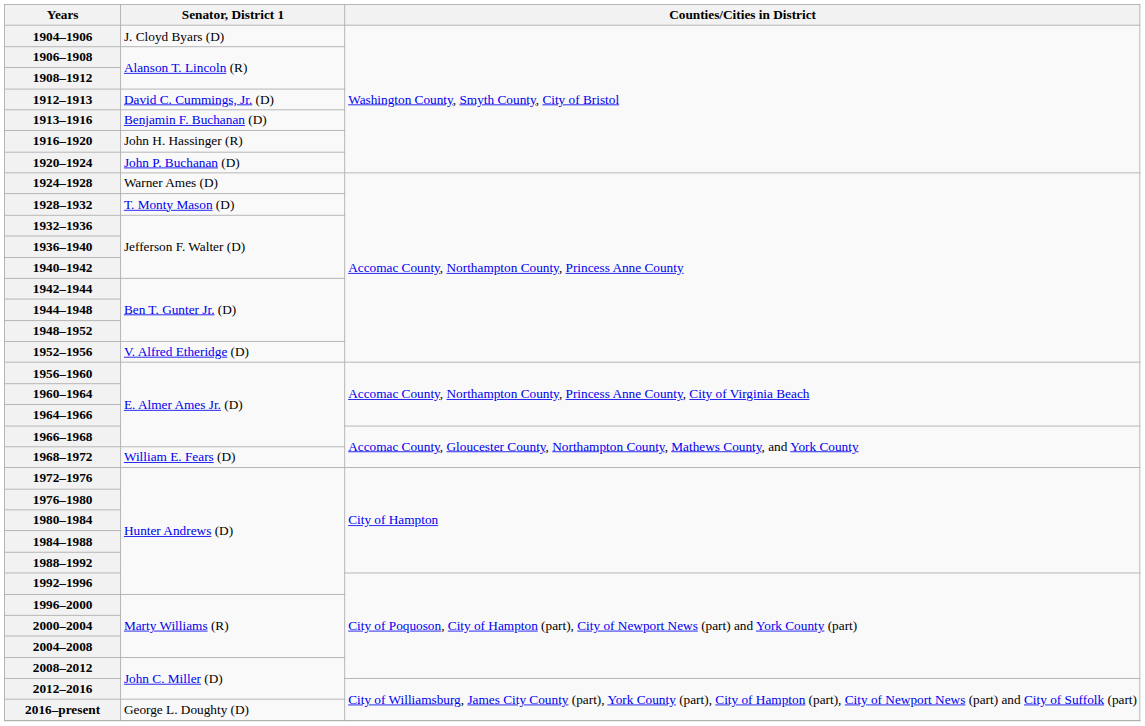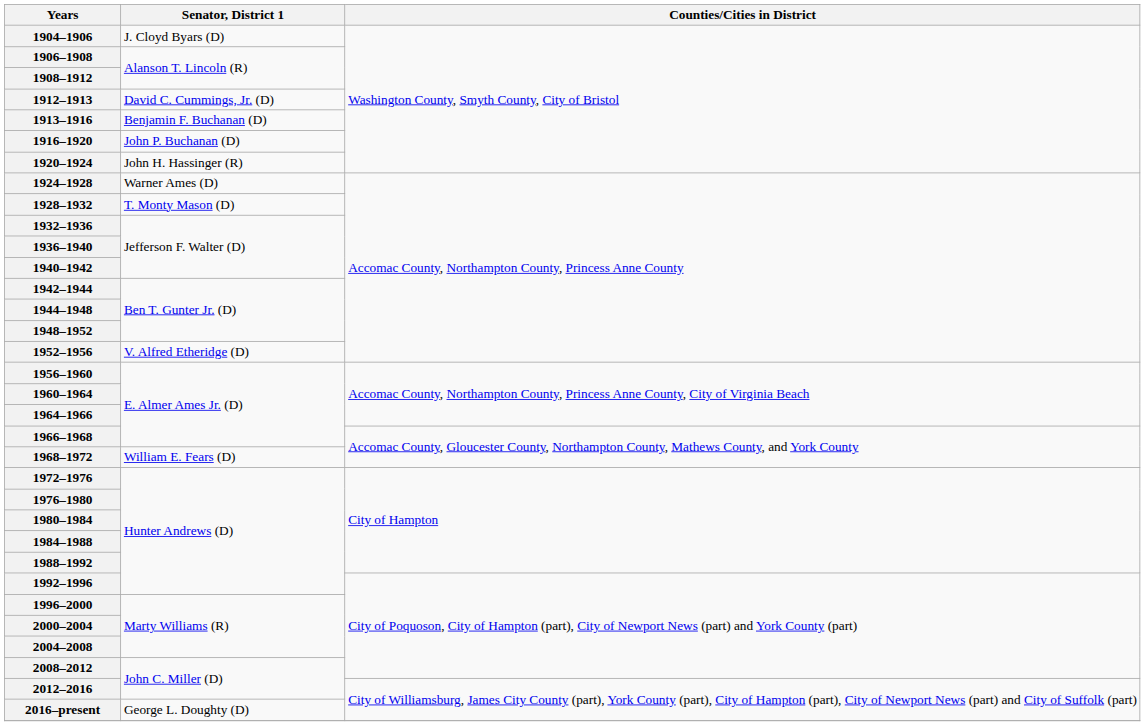(183, 141) John H. Hassinger (R) -> (182, 141) John P. Buchanan (D)
(182, 162) John P. Buchanan (D) -> (183, 162) John H. Hassinger (R)
